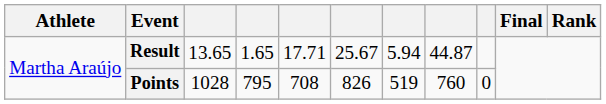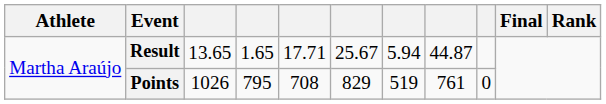(210, 83) 1028 -> (210, 83) 1026
(356, 83) 826 -> (356, 83) 829
(451, 83) 760 -> (451, 83) 761
